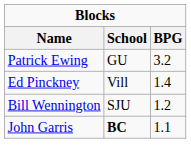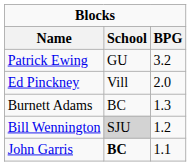(162, 82) 1.4 -> (162, 82) 2.0
+ row: (50, 104)
(119, 104) no background -> (119, 127) lightgrey background
